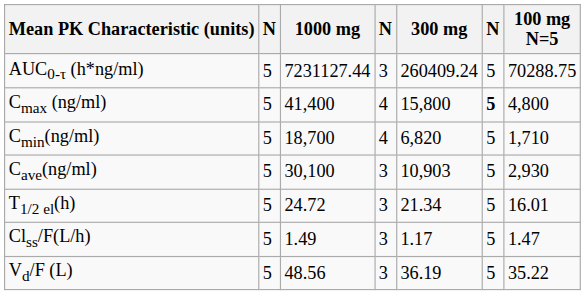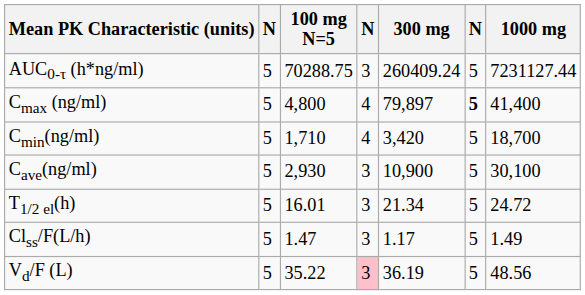columns swapped: (542, 29) <-> (327, 29)
(425, 104) 15,800 -> (408, 104) 79,897
(421, 138) 6,820 -> (403, 138) 3,420
(425, 171) 10,903 -> (408, 171) 10,900
(383, 273) no background -> (366, 273) pink background
